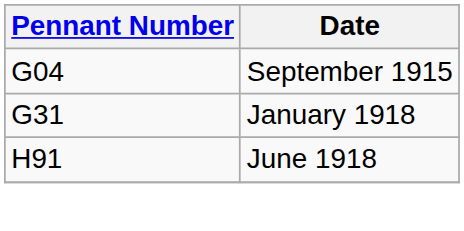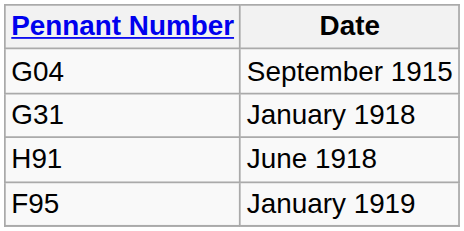+ row: (331, 203)
